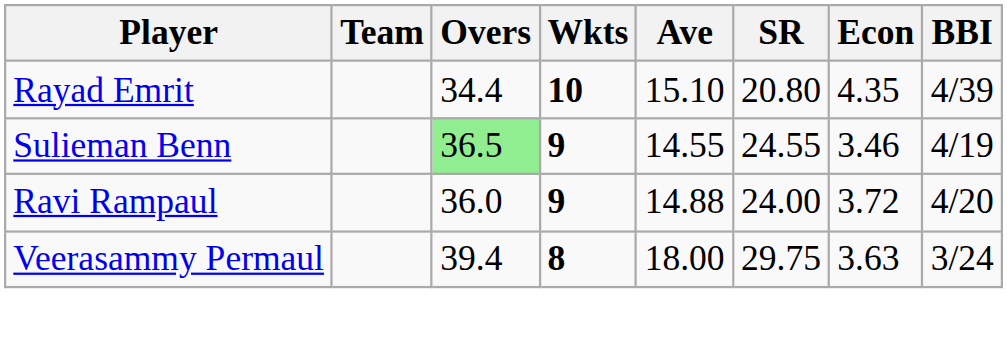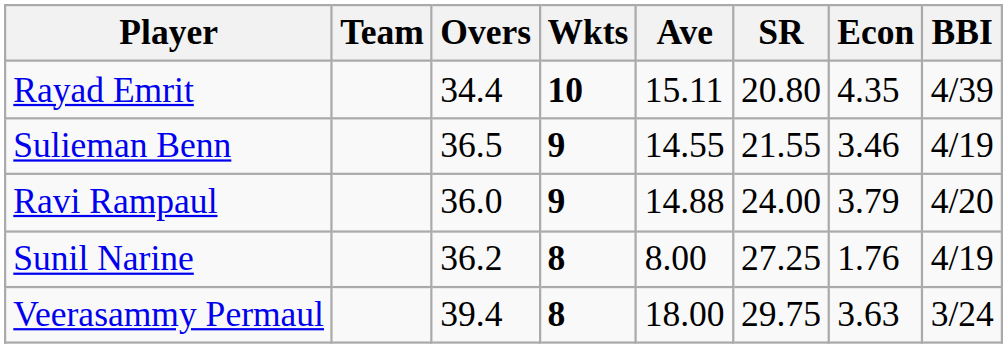(685, 88) 15.10 -> (684, 88) 15.11
(471, 145) lightgreen background -> (471, 145) no background
(781, 145) 24.55 -> (781, 145) 21.55
(868, 201) 3.72 -> (868, 201) 3.79
+ row: (104, 257)
